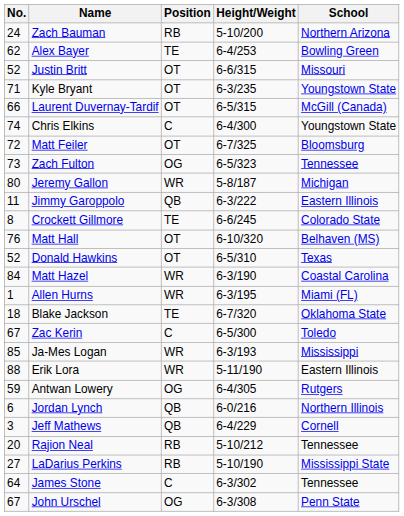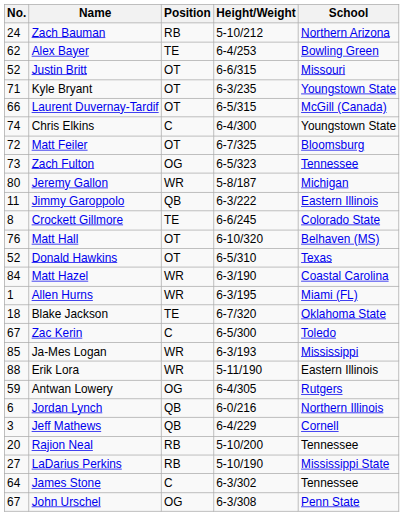(240, 32) 5-10/200 -> (240, 32) 5-10/212
(240, 445) 5-10/212 -> (240, 445) 5-10/200
